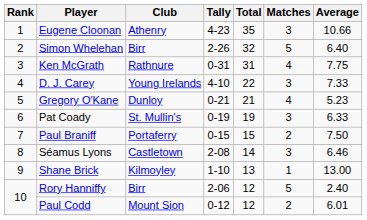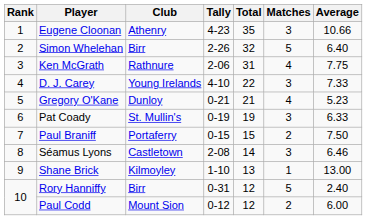(219, 65) 0-31 -> (219, 65) 2-06
(219, 188) 2-06 -> (219, 188) 0-31
(337, 205) 6.01 -> (337, 205) 6.00
